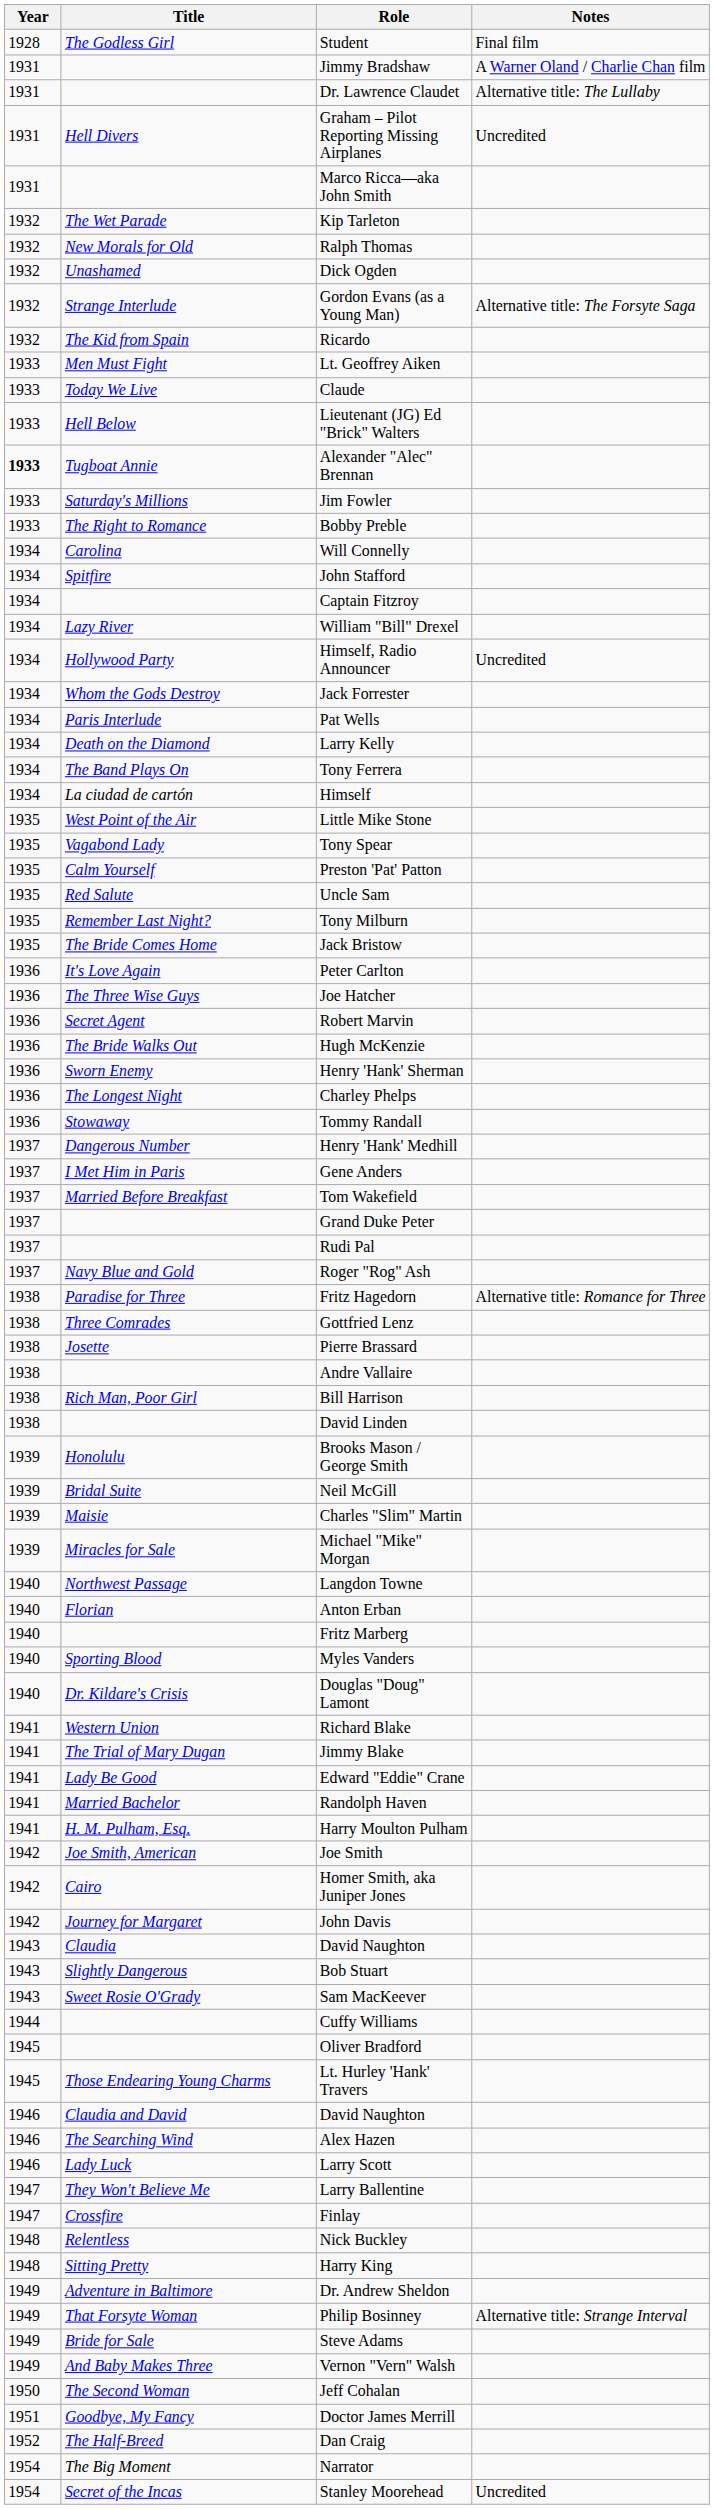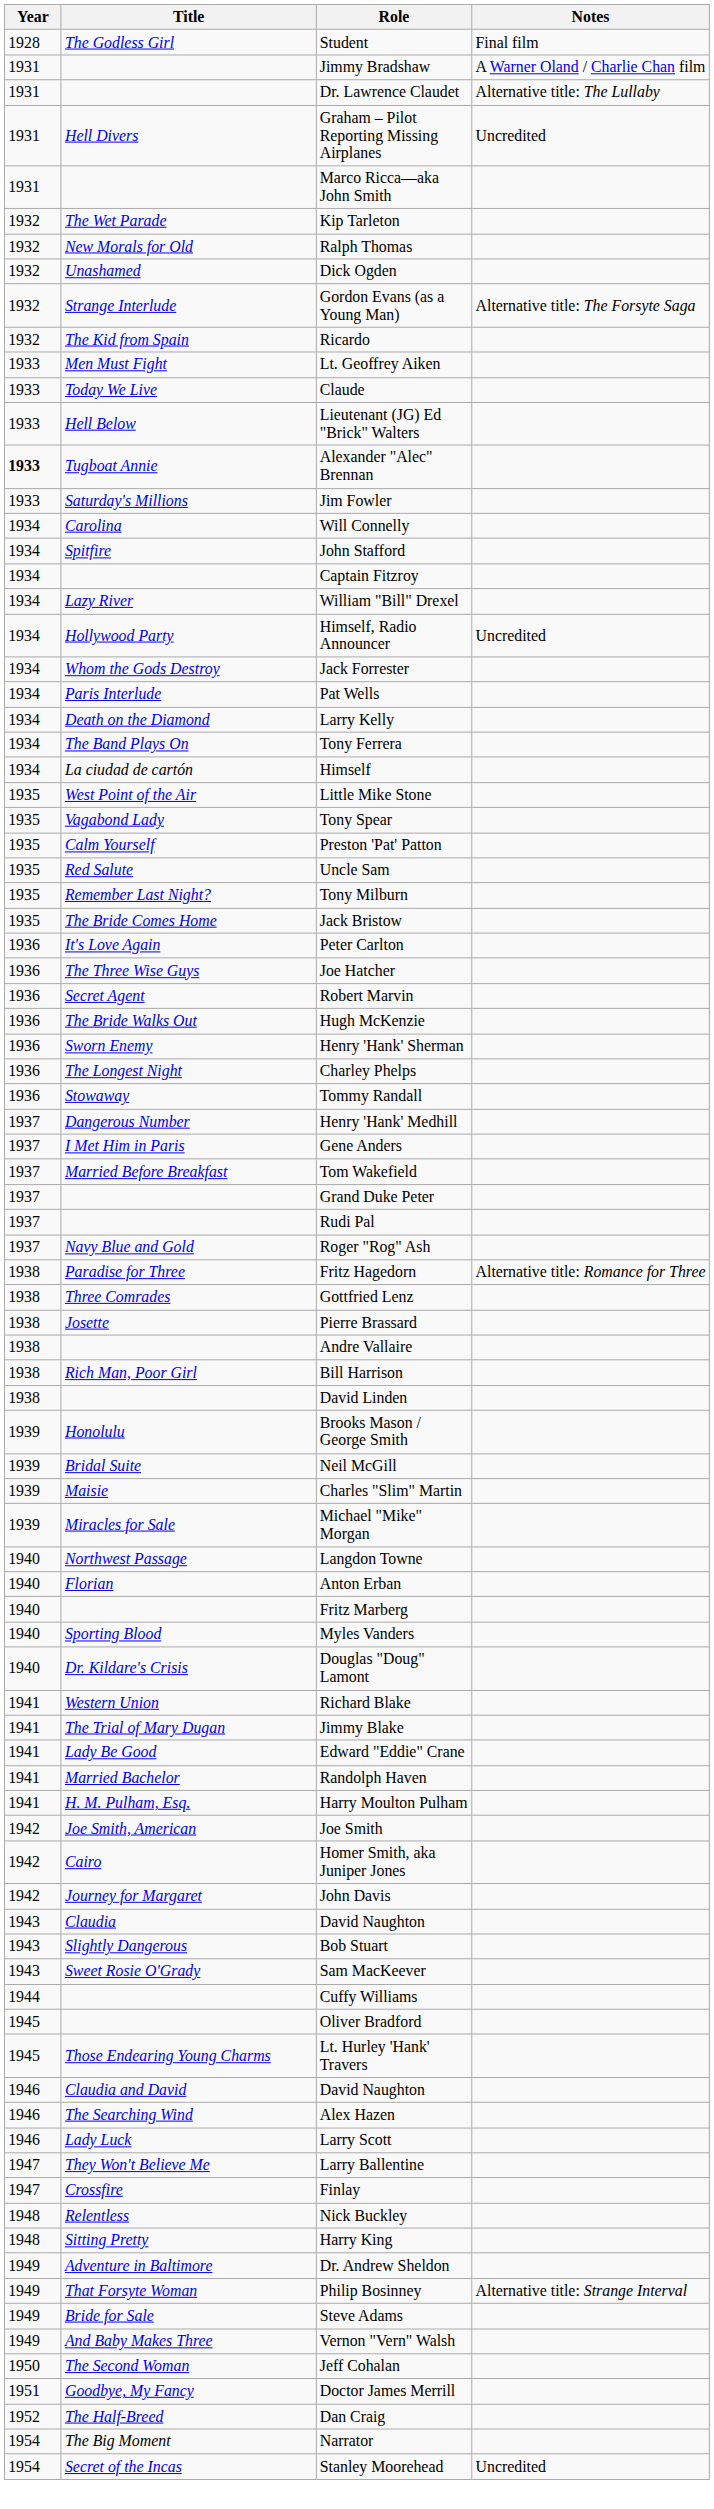- row: (136, 525)
